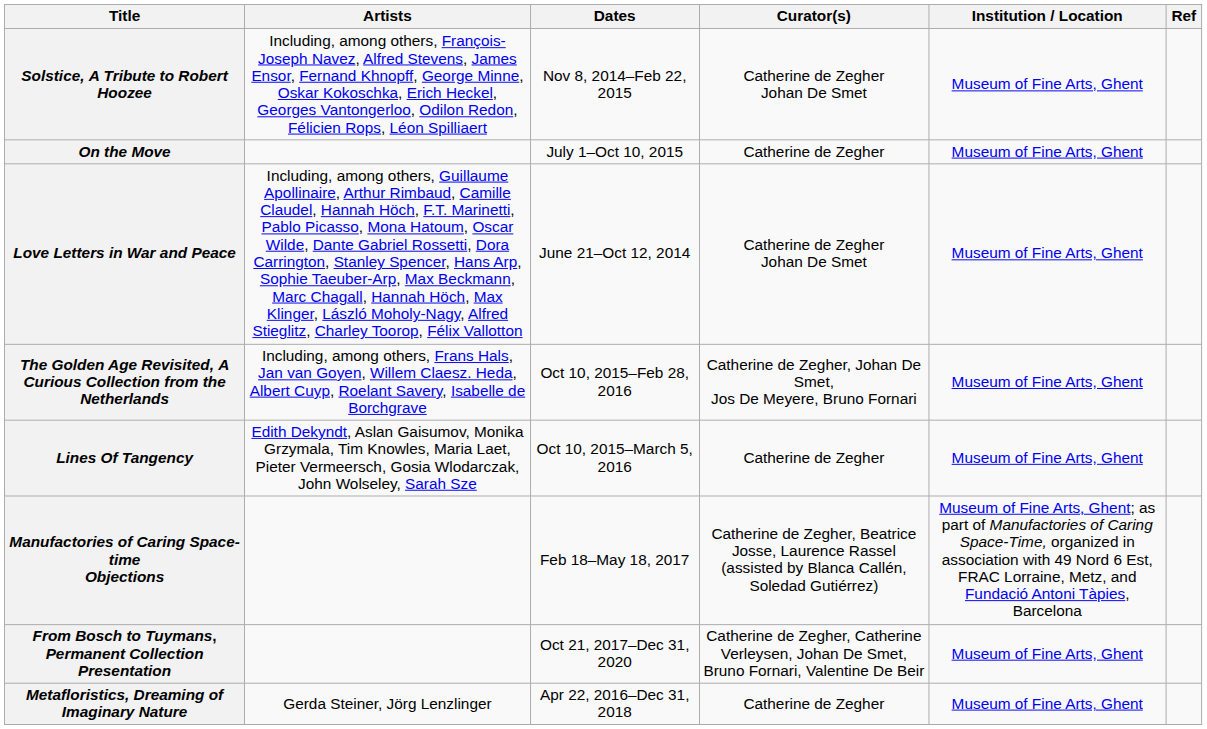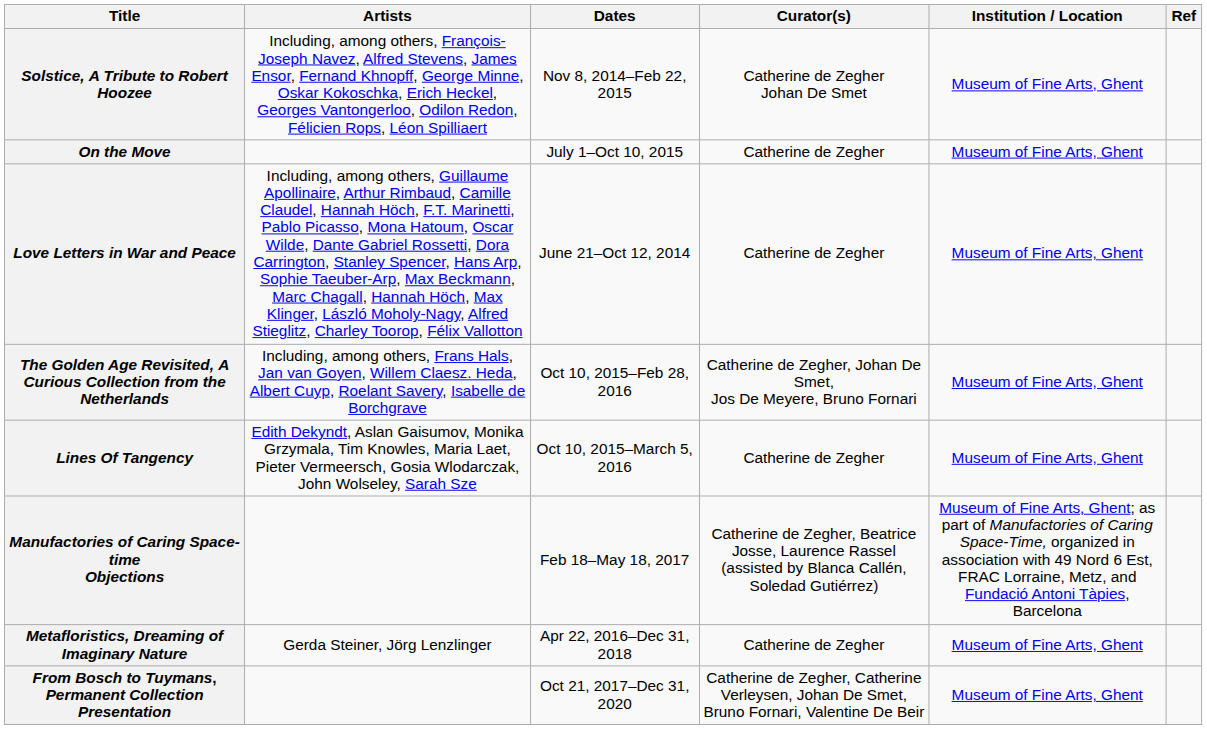(814, 253) Catherine de Zegher Johan De Smet -> (814, 253) Catherine de Zegher
rows swapped: (125, 704) <-> (125, 653)
